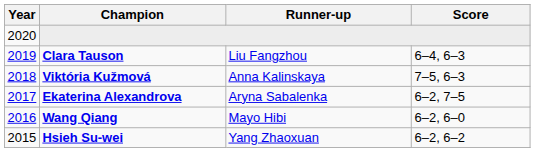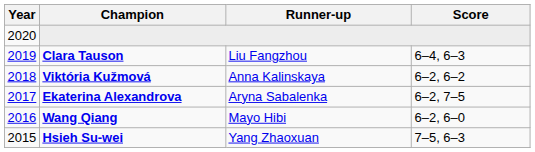(440, 77) 7–5, 6–3 -> (440, 77) 6–2, 6–2
(440, 138) 6–2, 6–2 -> (440, 138) 7–5, 6–3
